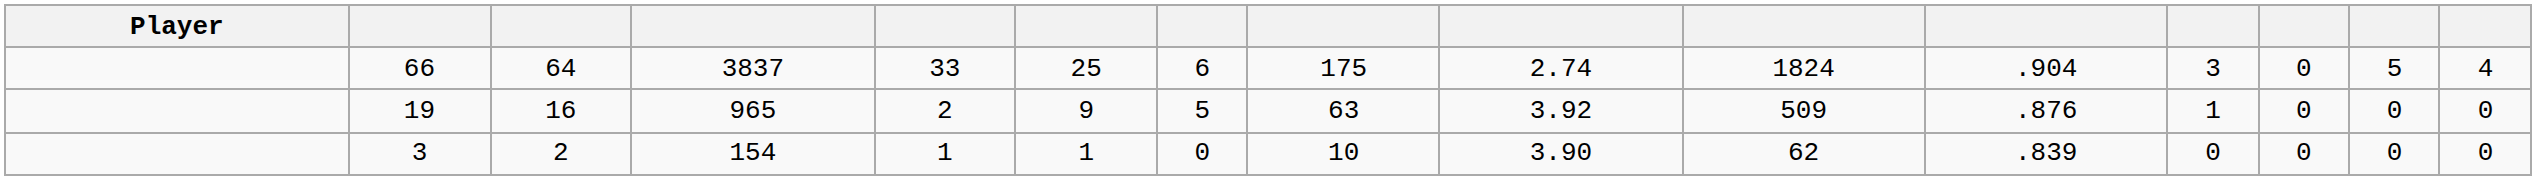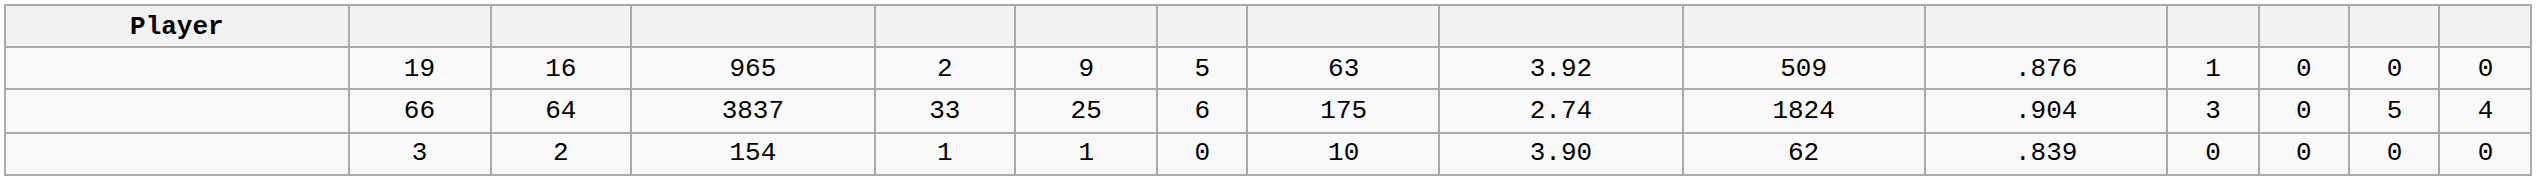rows swapped: (419, 69) <-> (419, 111)
